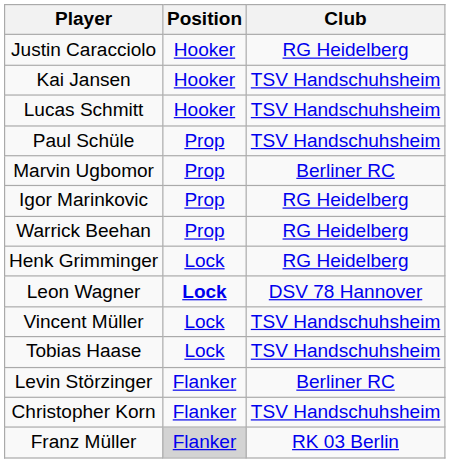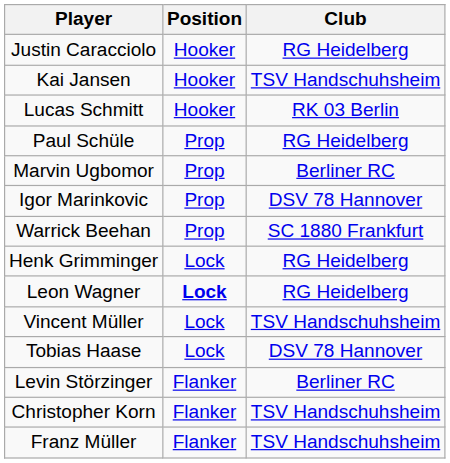(346, 110) TSV Handschuhsheim -> (346, 110) RK 03 Berlin
(346, 140) TSV Handschuhsheim -> (346, 140) RG Heidelberg
(346, 200) RG Heidelberg -> (346, 200) DSV 78 Hannover
(346, 230) RG Heidelberg -> (346, 230) SC 1880 Frankfurt
(346, 291) DSV 78 Hannover -> (346, 291) RG Heidelberg
(346, 351) TSV Handschuhsheim -> (346, 351) DSV 78 Hannover
(204, 442) lightgrey background -> (204, 442) no background
(346, 442) RK 03 Berlin -> (346, 442) TSV Handschuhsheim
